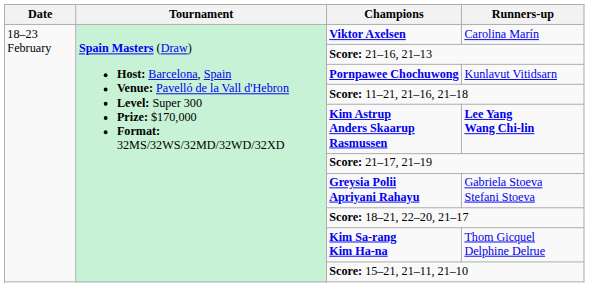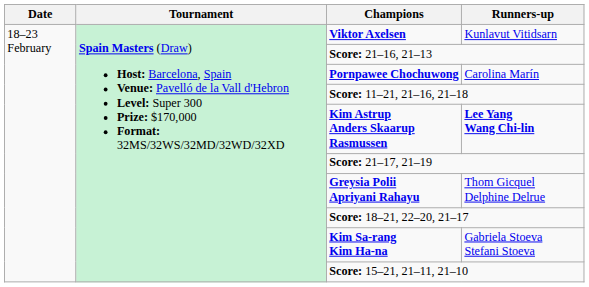(502, 34) Carolina Marín -> (511, 34) Kunlavut Vitidsarn
(511, 74) Kunlavut Vitidsarn -> (502, 74) Carolina Marín
(503, 190) Gabriela Stoeva Stefani Stoeva -> (505, 190) Thom Gicquel Delphine Delrue
(505, 244) Thom Gicquel Delphine Delrue -> (503, 244) Gabriela Stoeva Stefani Stoeva
